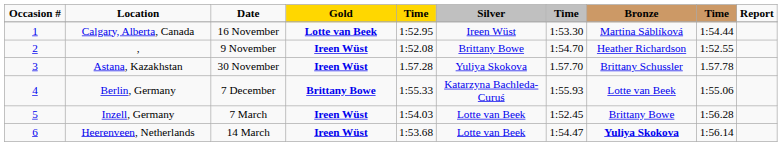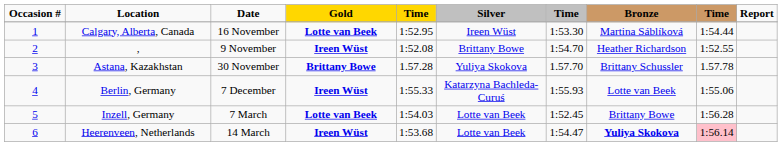(341, 66) Ireen Wüst -> (341, 66) Brittany Bowe
(341, 90) Brittany Bowe -> (341, 90) Ireen Wüst
(341, 114) Ireen Wüst -> (341, 114) Lotte van Beek
(717, 132) no background -> (717, 132) pink background
